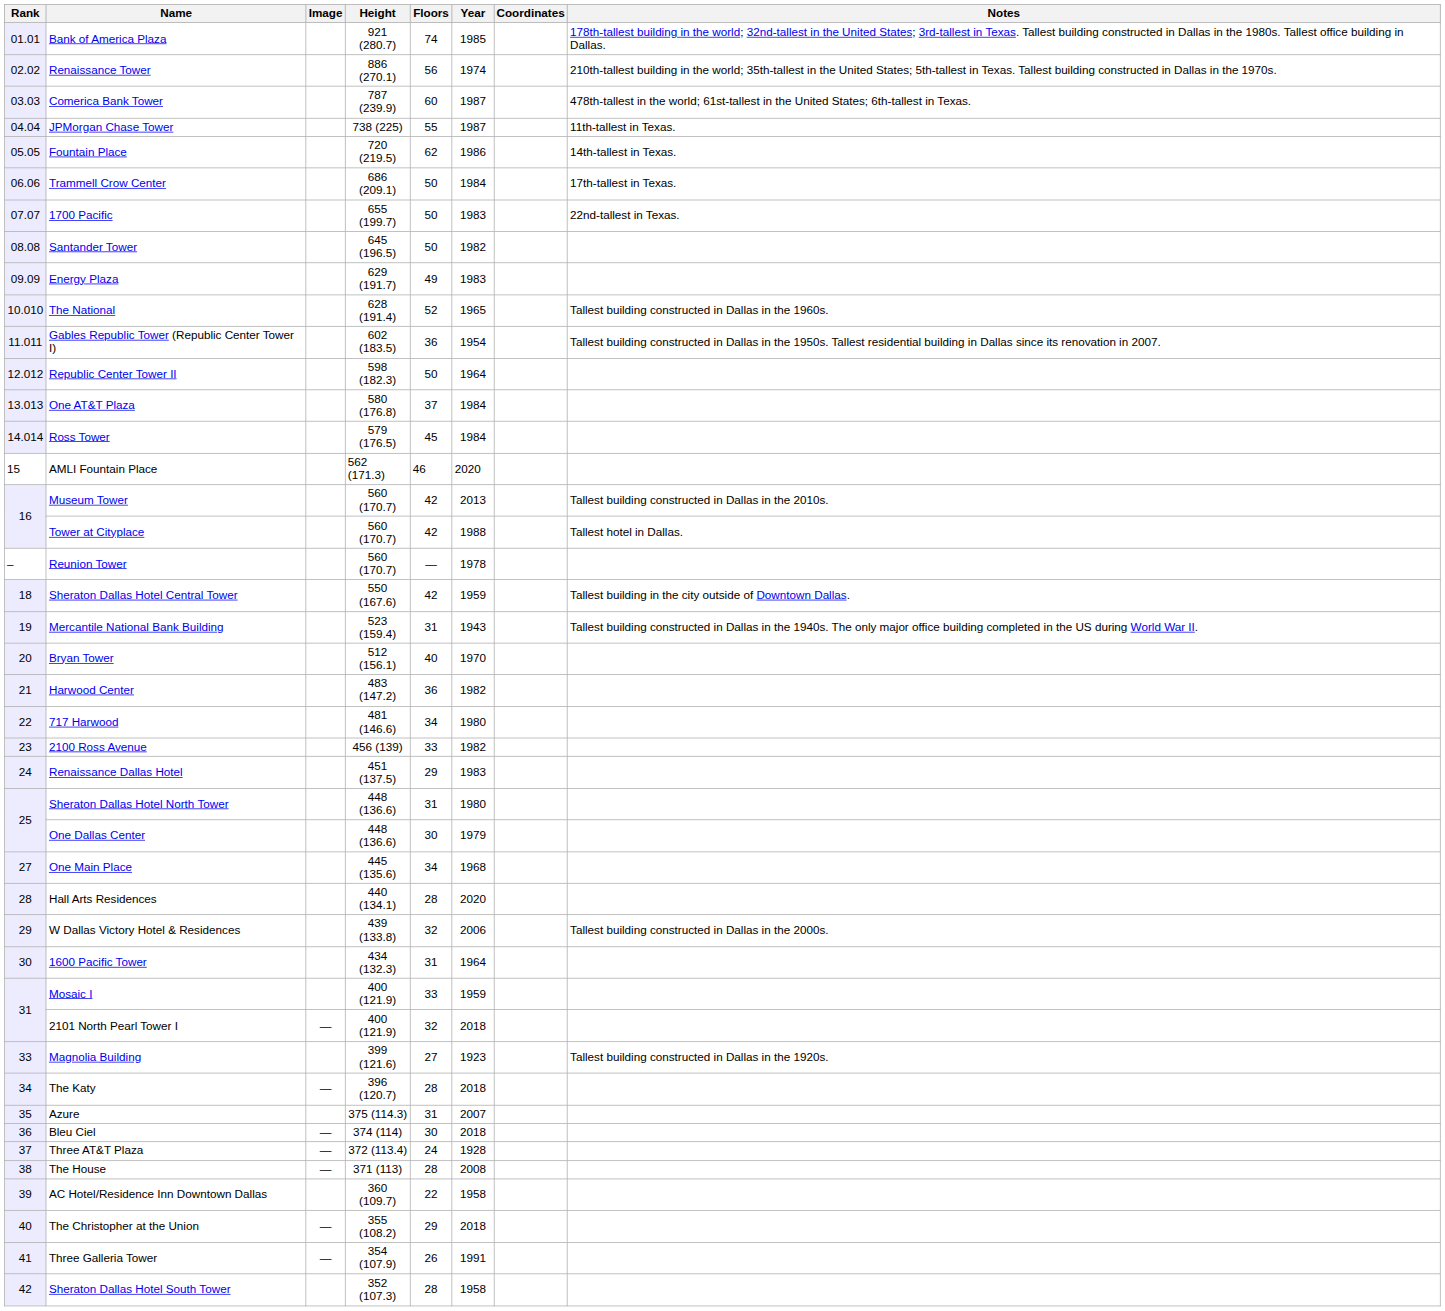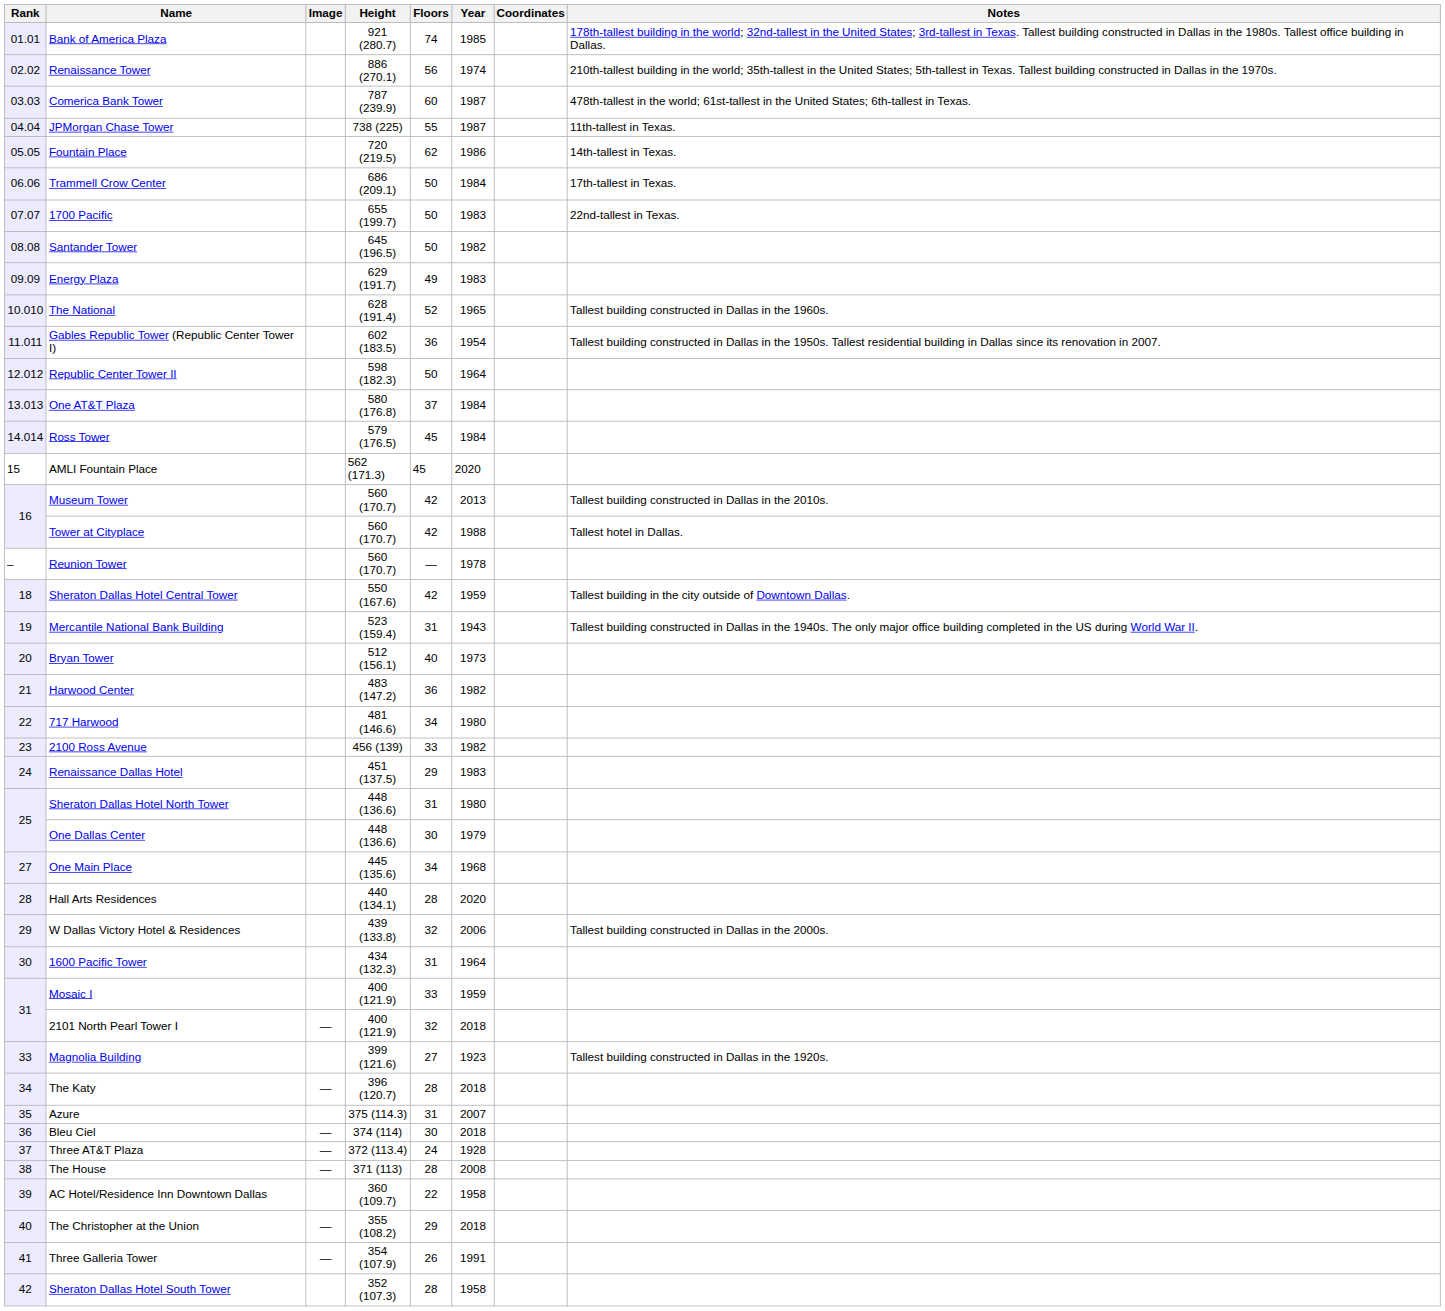(419, 469) 46 -> (419, 469) 45
(473, 658) 1970 -> (473, 658) 1973
